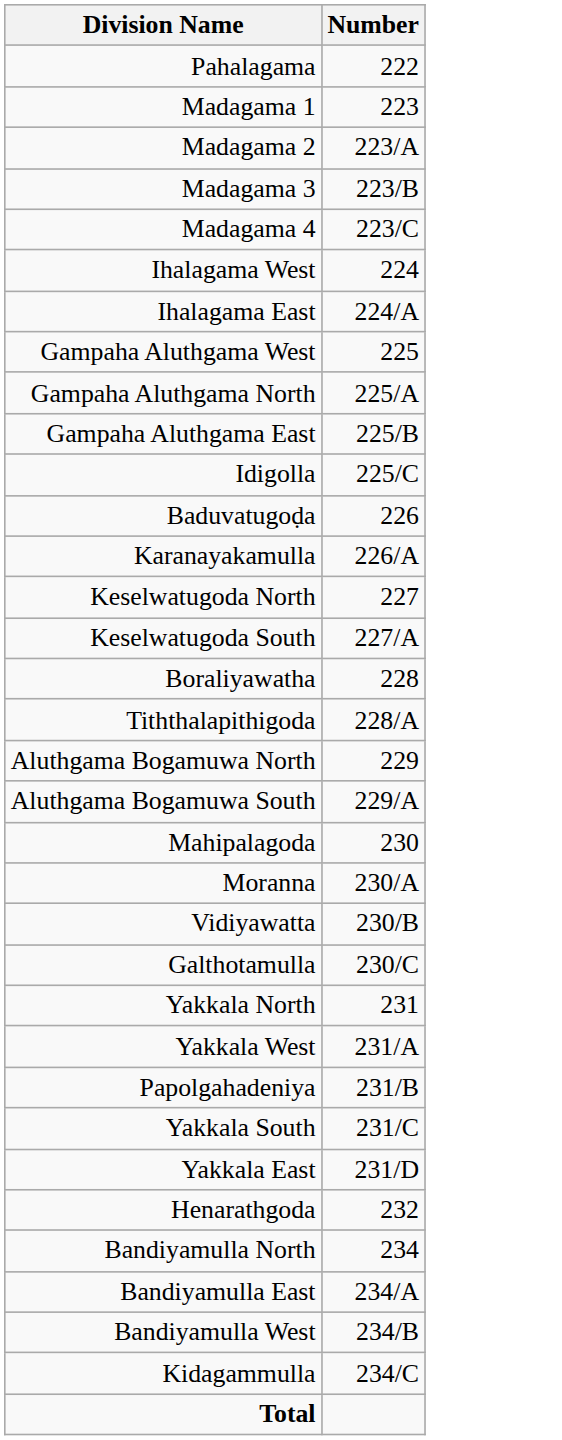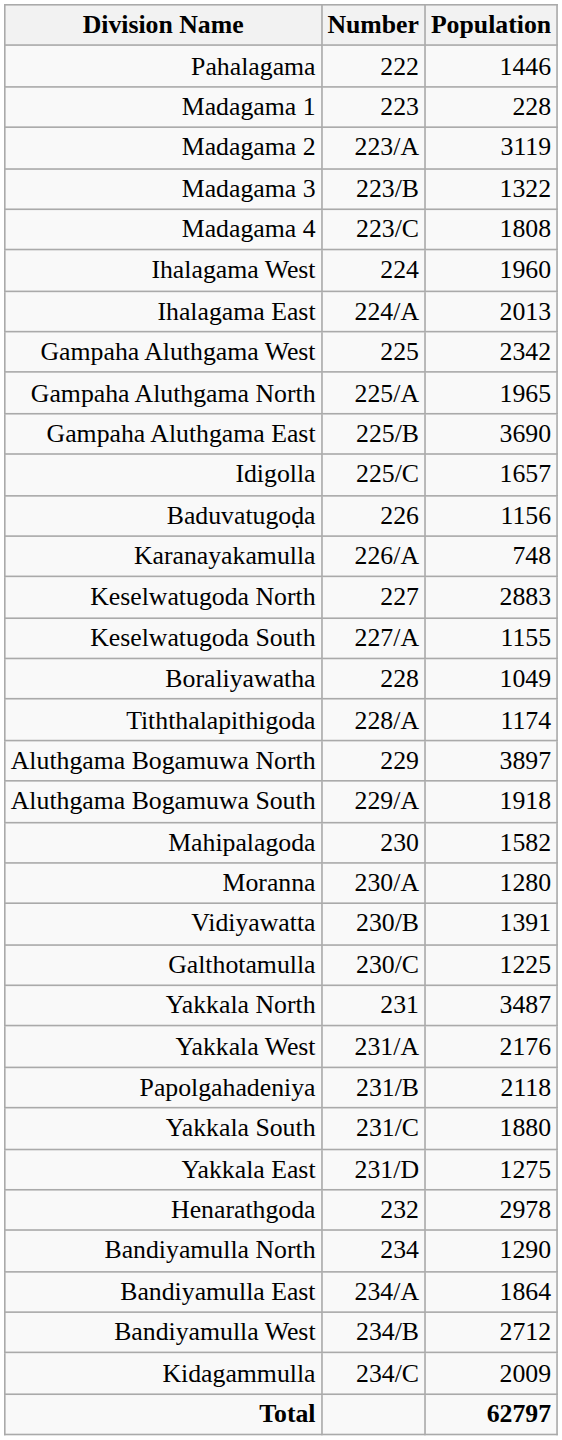+ column: (491, 24)
